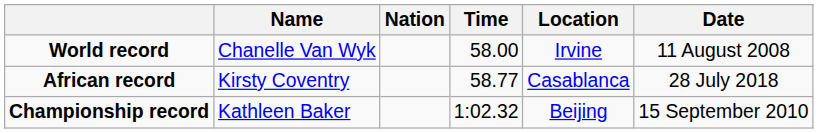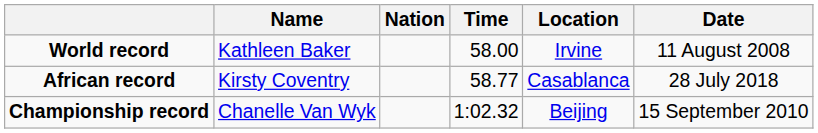(297, 50) Chanelle Van Wyk -> (284, 50) Kathleen Baker
(284, 111) Kathleen Baker -> (297, 111) Chanelle Van Wyk
